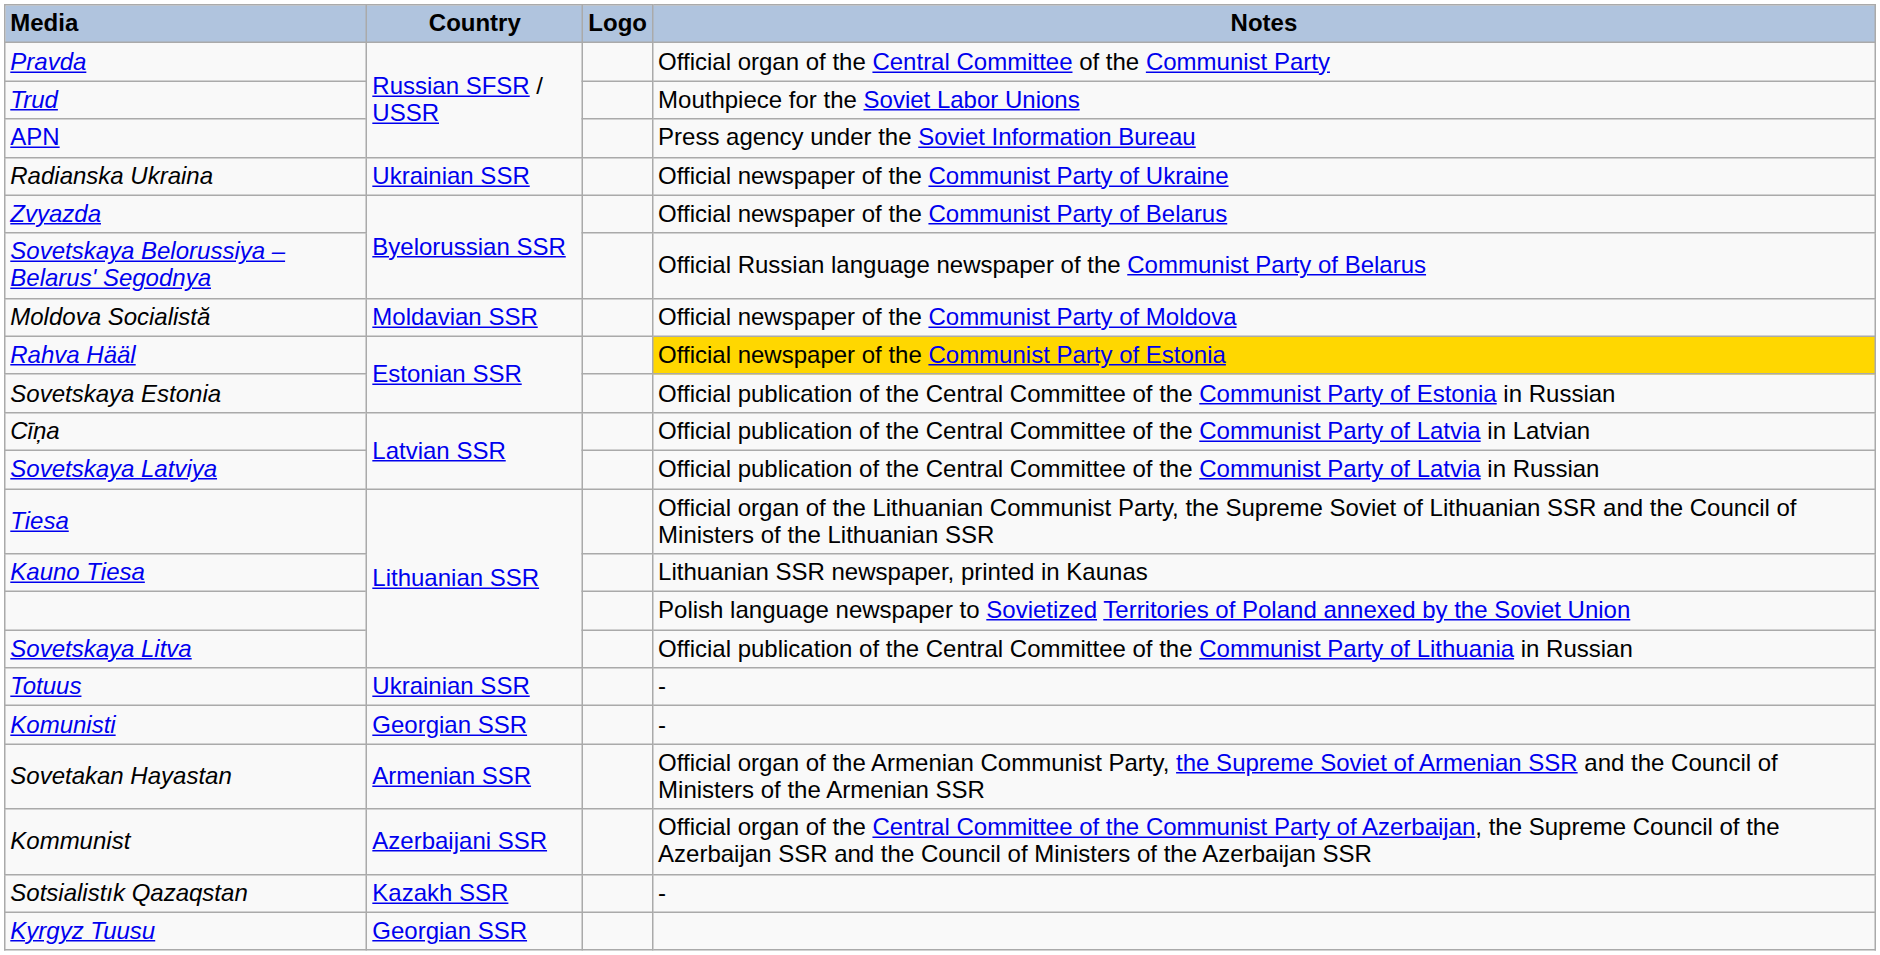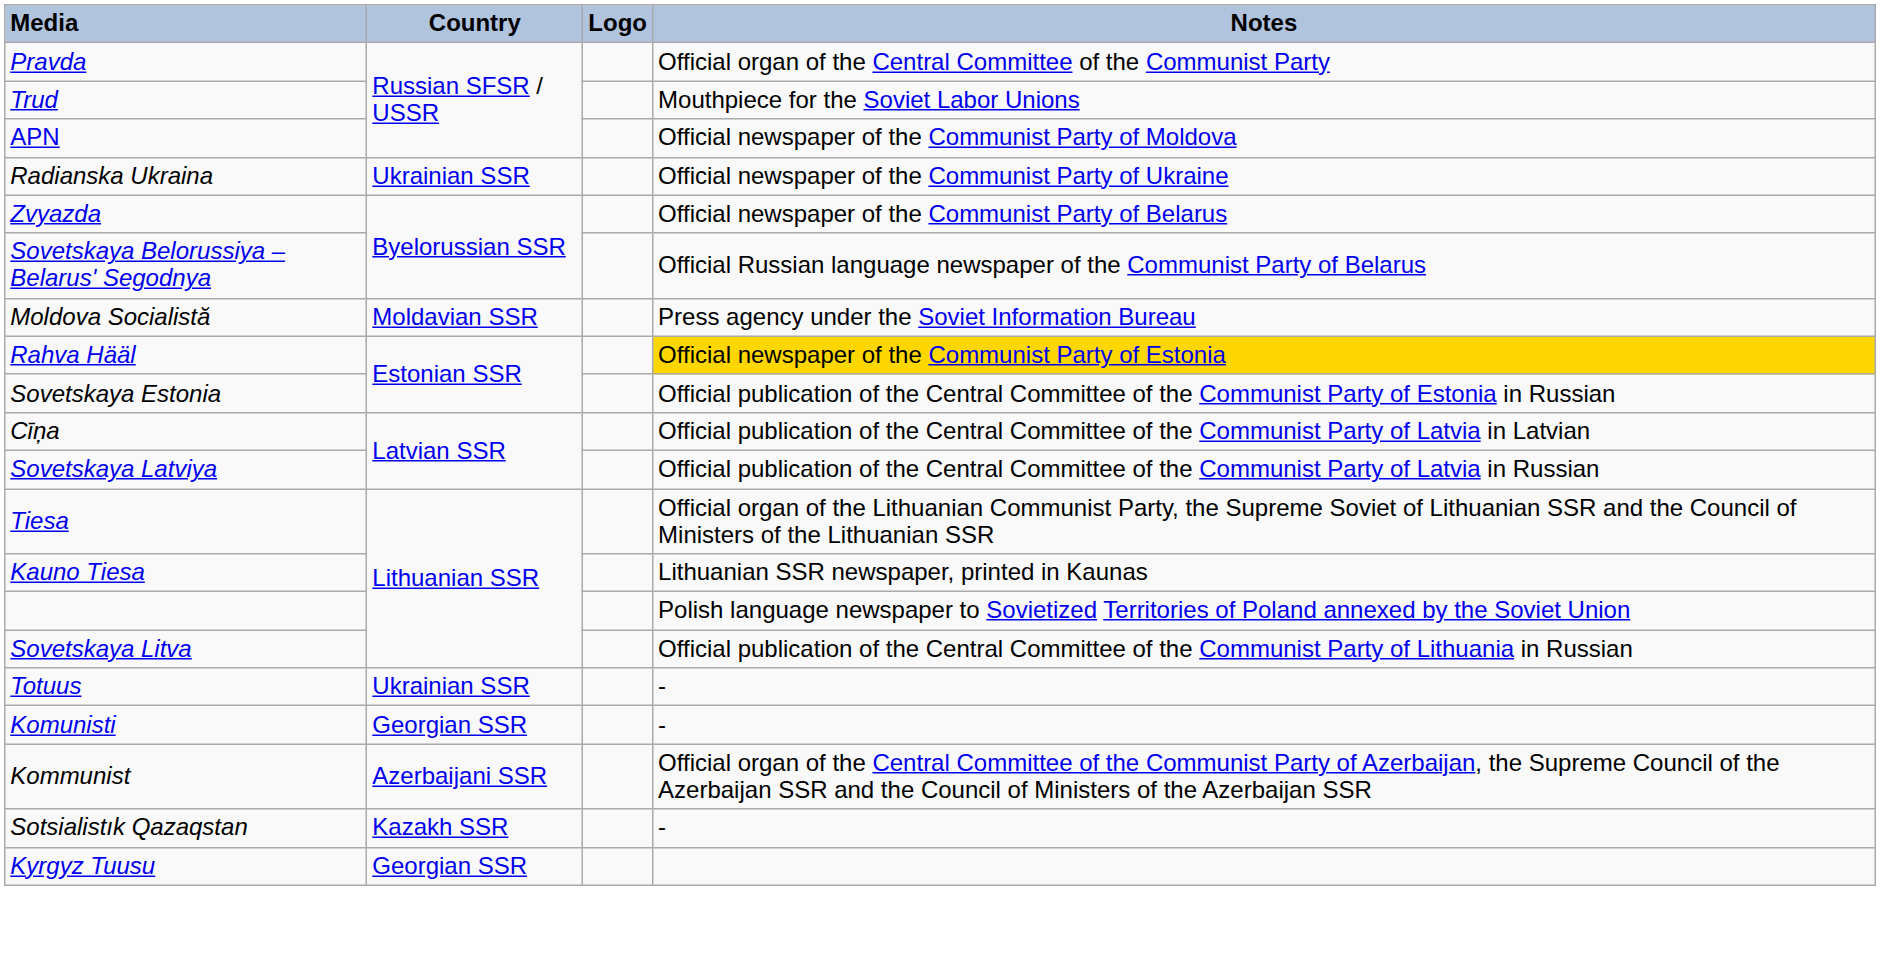(927, 137) Press agency under the Soviet Information Bureau -> (947, 137) Official newspaper of the Communist Party of Moldova
(947, 316) Official newspaper of the Communist Party of Moldova -> (927, 316) Press agency under the Soviet Information Bureau
- row: (121, 776)
